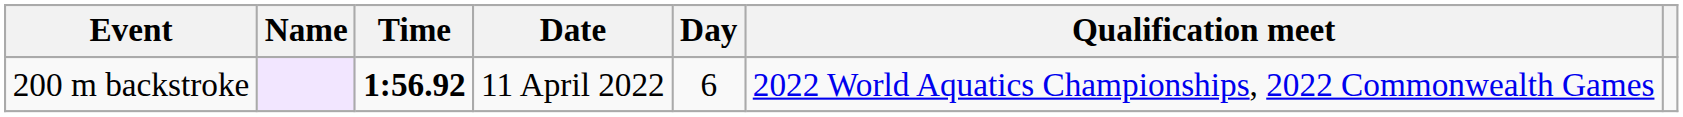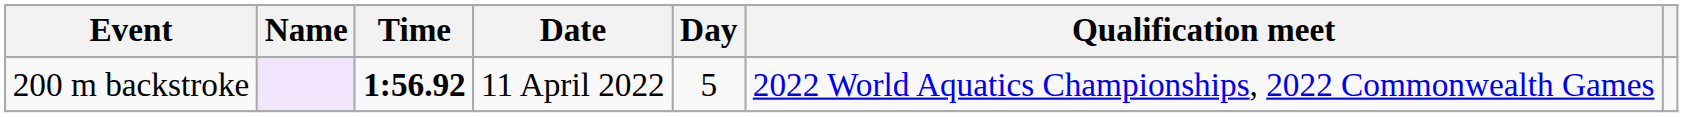(709, 83) 6 -> (709, 83) 5
